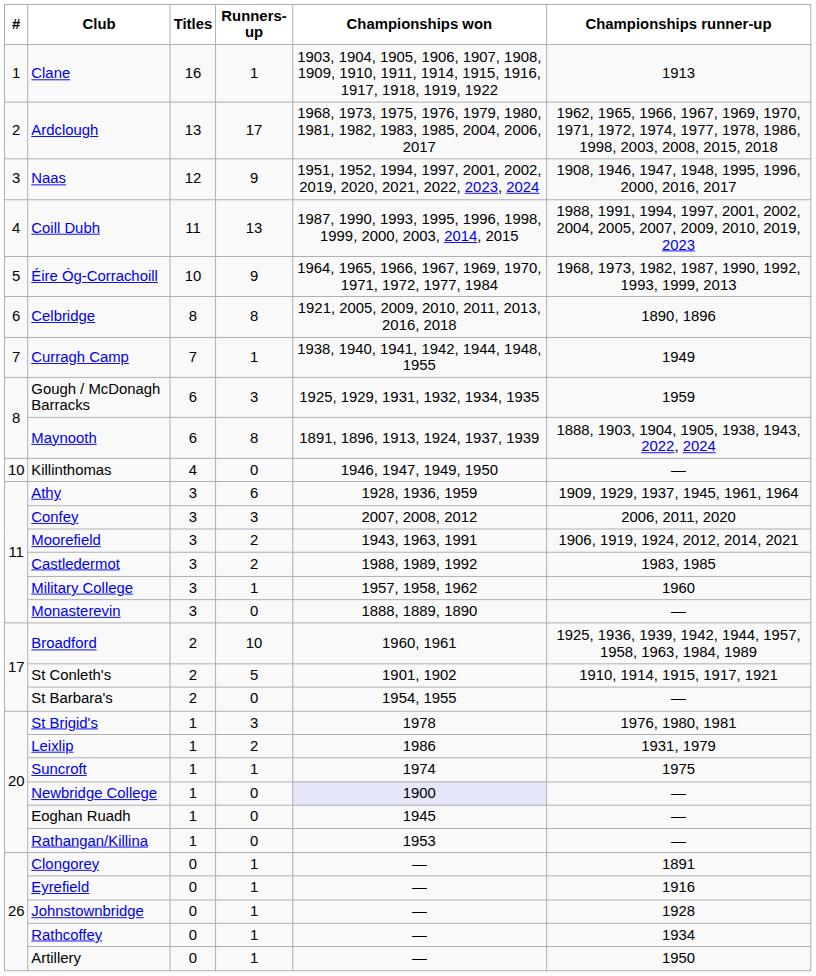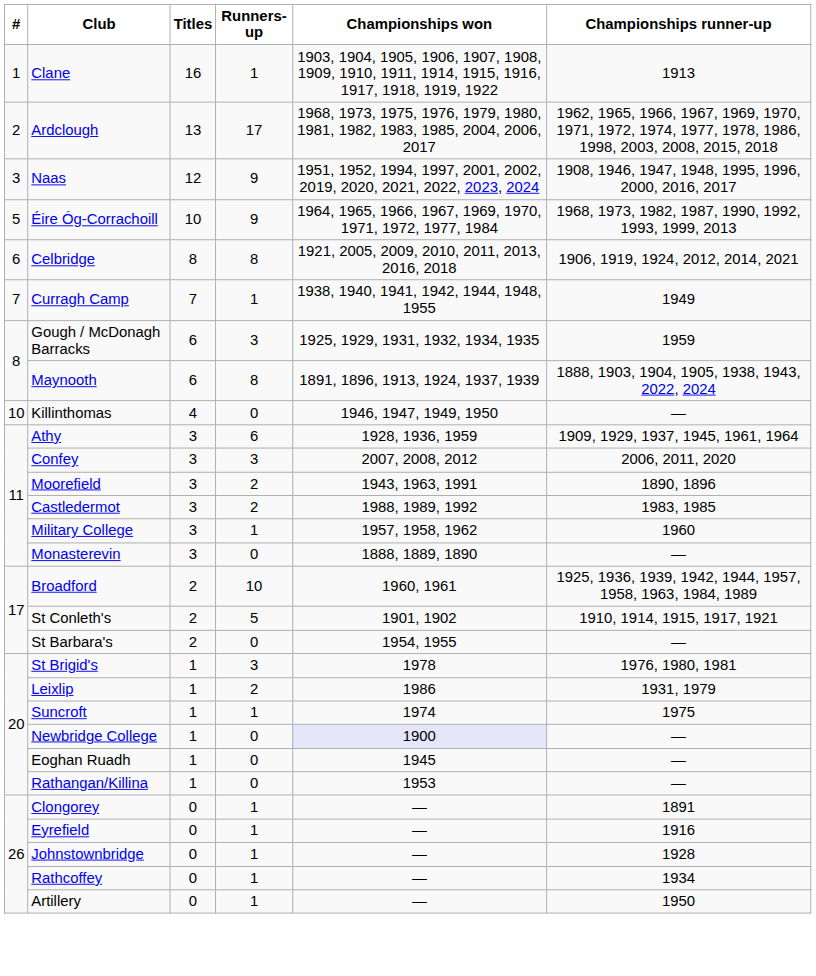- row: (66, 227)
(679, 316) 1890, 1896 -> (679, 259) 1906, 1919, 1924, 2012, 2014, 2021
(679, 540) 1906, 1919, 1924, 2012, 2014, 2021 -> (679, 483) 1890, 1896
